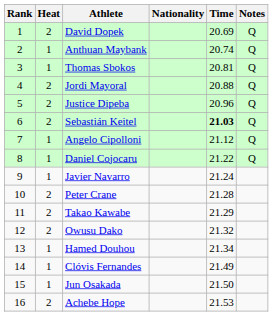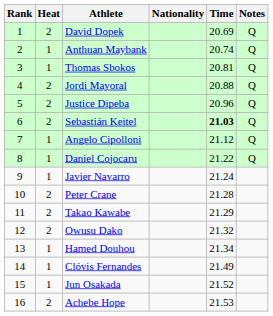(222, 284) 21.50 -> (222, 284) 21.52
